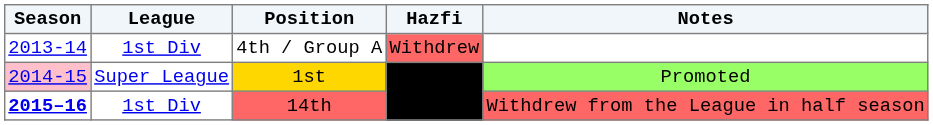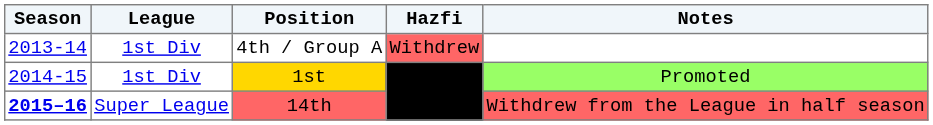(48, 77) pink background -> (48, 77) no background
(162, 77) Super League -> (162, 77) 1st Div
(162, 106) 1st Div -> (162, 106) Super League
